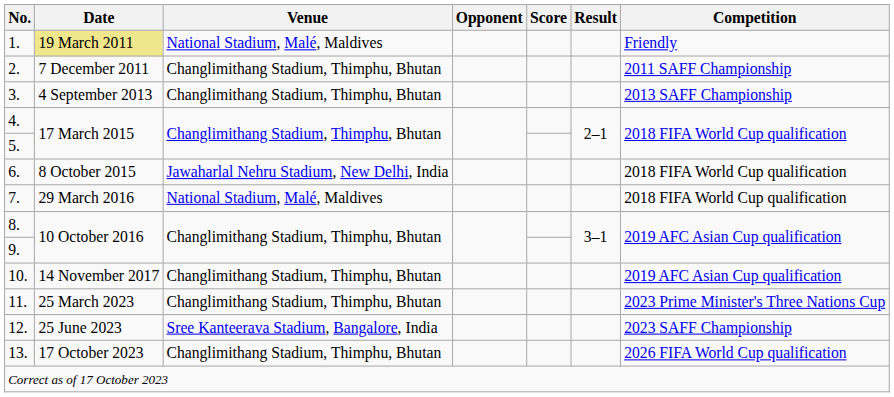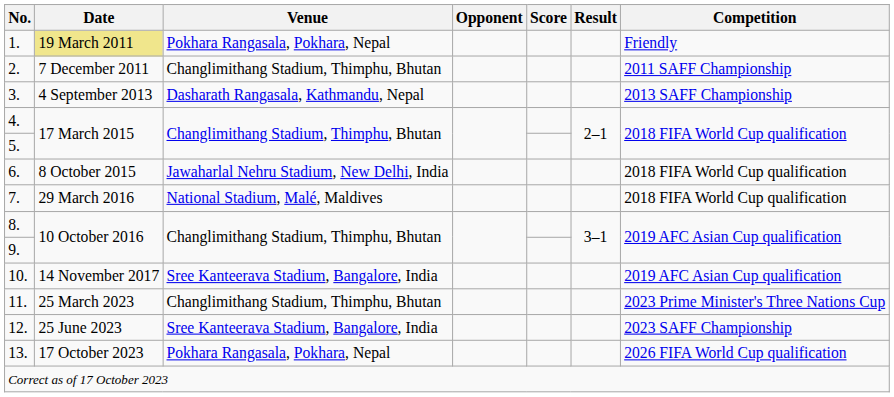(274, 43) National Stadium, Malé, Maldives -> (278, 43) Pokhara Rangasala, Pokhara, Nepal
(304, 95) Changlimithang Stadium, Thimphu, Bhutan -> (295, 95) Dasharath Rangasala, Kathmandu, Nepal
(304, 275) Changlimithang Stadium, Thimphu, Bhutan -> (302, 275) Sree Kanteerava Stadium, Bangalore, India
(304, 353) Changlimithang Stadium, Thimphu, Bhutan -> (278, 353) Pokhara Rangasala, Pokhara, Nepal
